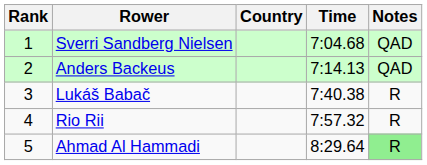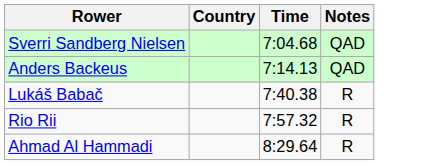- column: (28, 17)
(395, 146) lightgreen background -> (347, 146) no background
